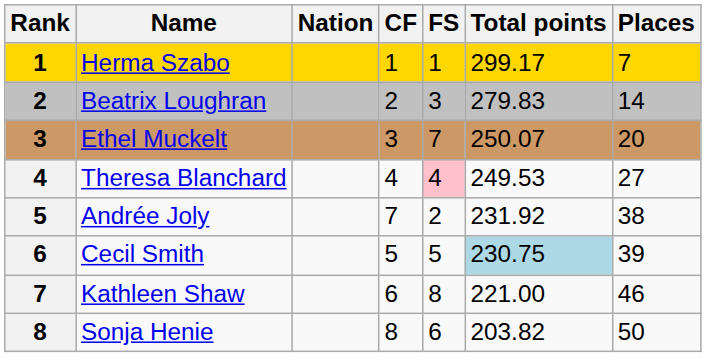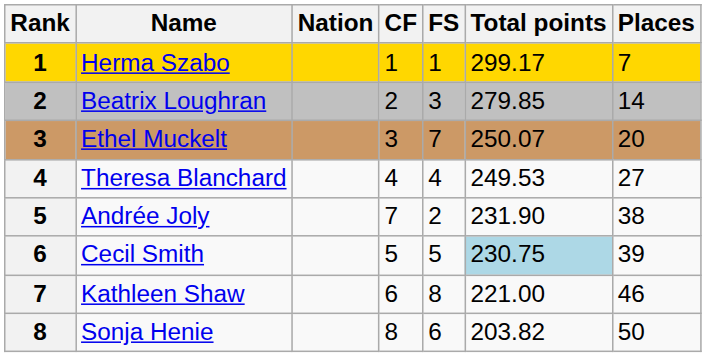(508, 100) 279.83 -> (508, 100) 279.85
(435, 178) pink background -> (435, 178) no background
(508, 216) 231.92 -> (508, 216) 231.90
